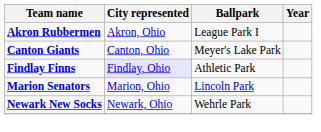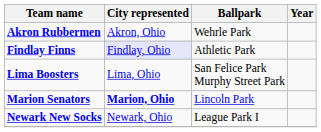(226, 31) League Park I -> (223, 31) Wehrle Park
- row: (43, 50)
+ row: (43, 74)
(138, 86) normal -> (141, 99) bold
(223, 104) Wehrle Park -> (226, 117) League Park I
